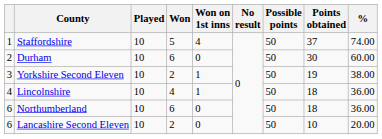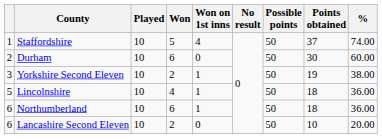(9, 91) 4 -> (9, 91) 5
(198, 108) 0 -> (198, 108) 1
